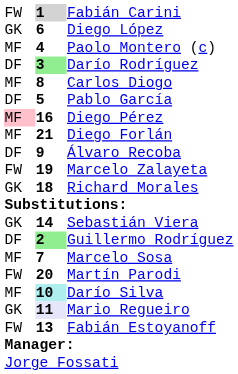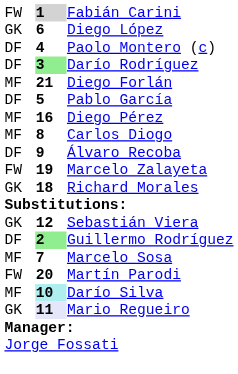(13, 48) MF -> (13, 48) DF
rows swapped: (120, 83) <-> (120, 135)
(13, 118) pink background -> (13, 118) no background
(44, 223) 14 -> (44, 223) 12
- row: (141, 328)
